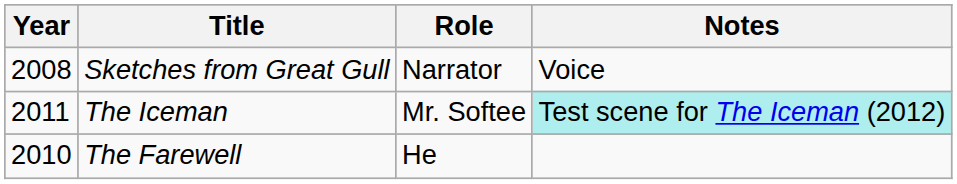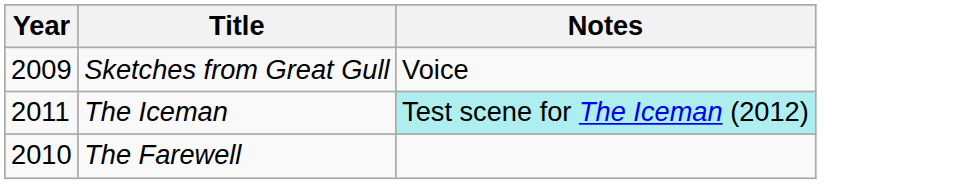- column: (464, 26)
(41, 69) 2008 -> (41, 69) 2009
